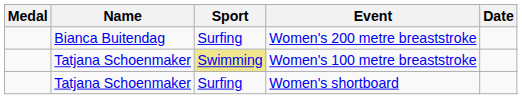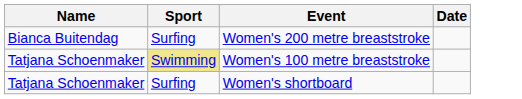- column: (28, 16)
